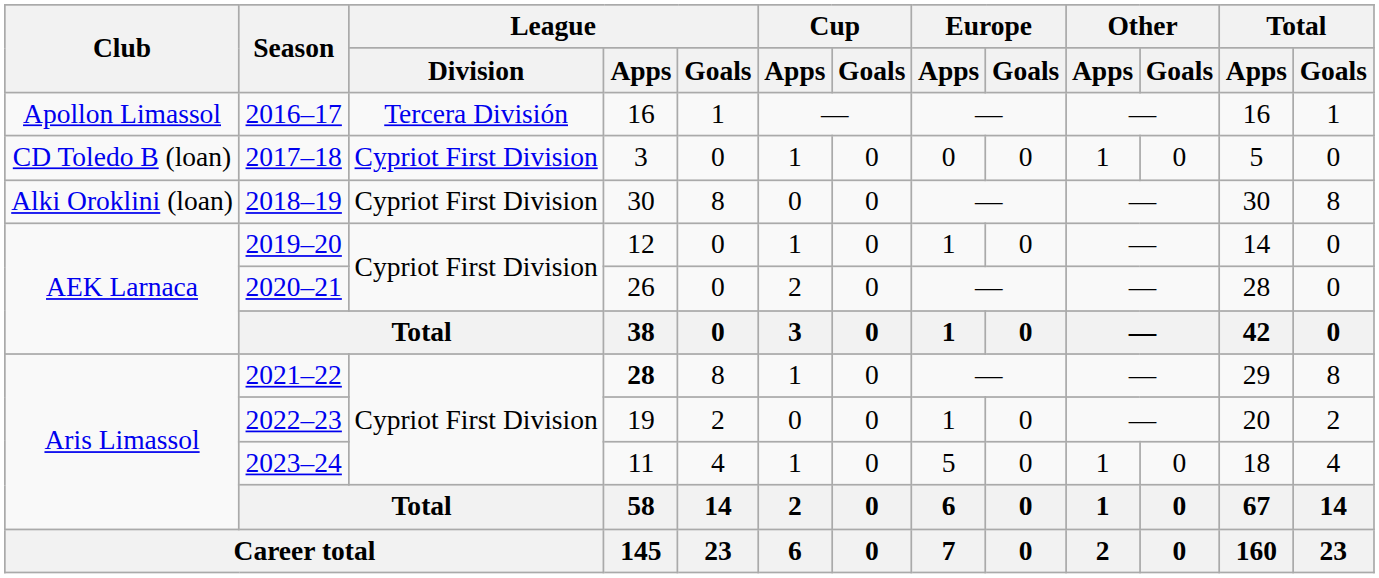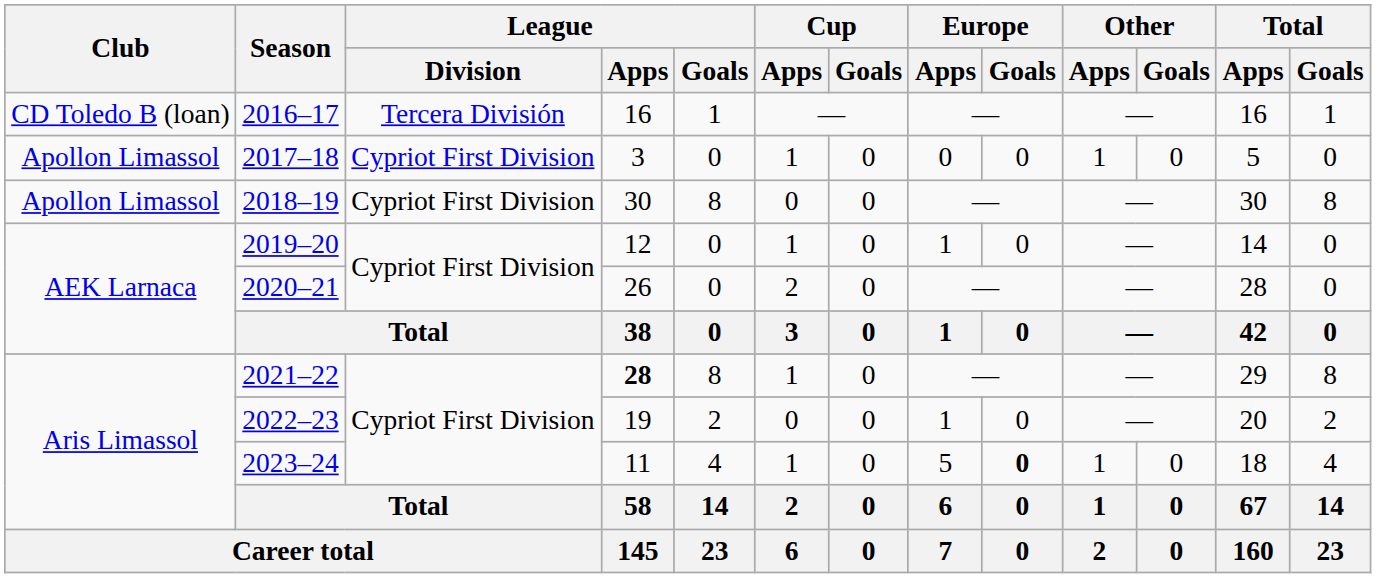(122, 113) Apollon Limassol -> (120, 113) CD Toledo B (loan)
(122, 157) CD Toledo B (loan) -> (120, 157) Apollon Limassol
(122, 200) Alki Oroklini (loan) -> (120, 200) Apollon Limassol
(1026, 462) normal -> (1022, 462) bold
